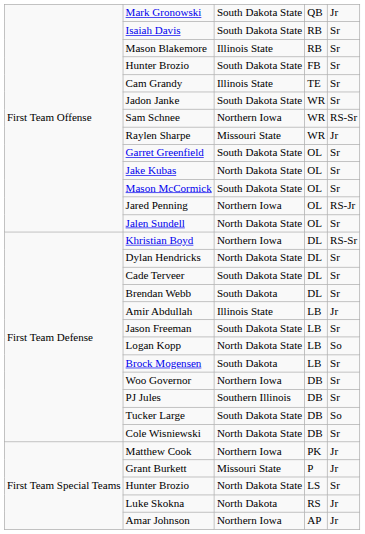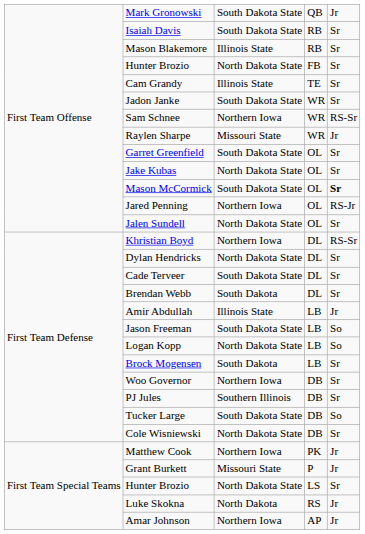(259, 65) South Dakota State -> (259, 65) North Dakota State
(335, 188) normal -> (336, 188) bold
(335, 328) Sr -> (336, 328) So
